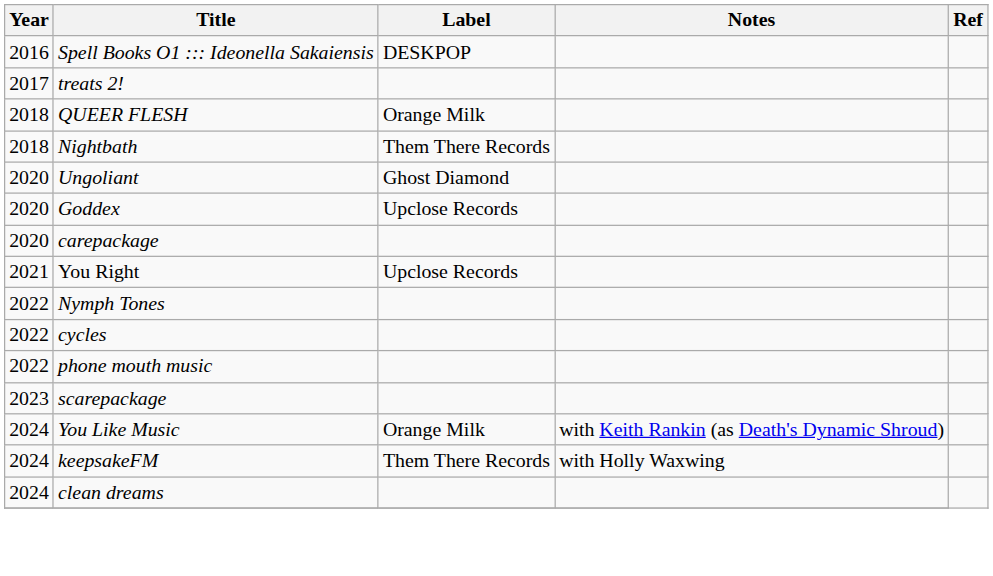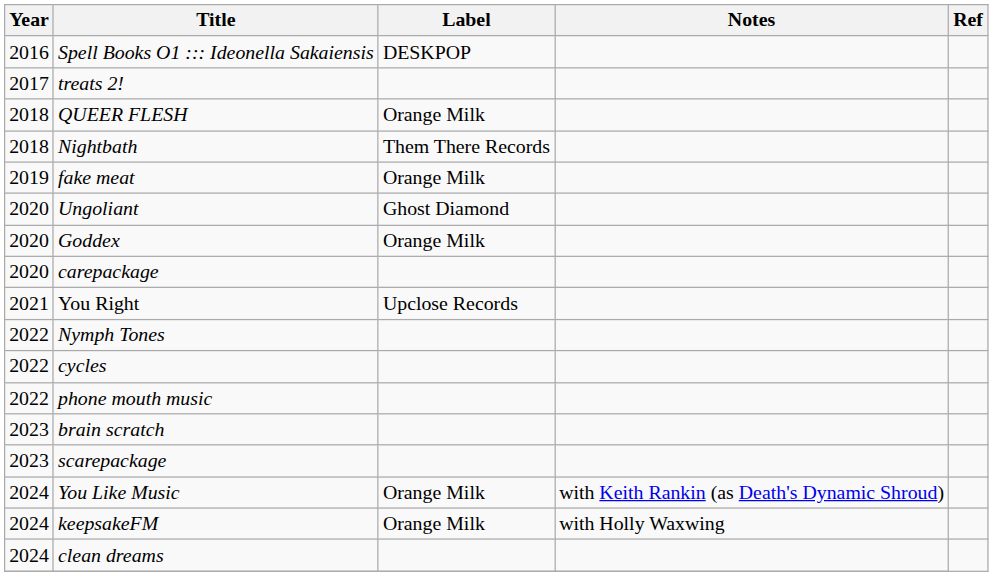+ row: (96, 177)
(450, 209) Upclose Records -> (434, 240) Orange Milk
+ row: (111, 429)
(466, 460) Them There Records -> (434, 523) Orange Milk
